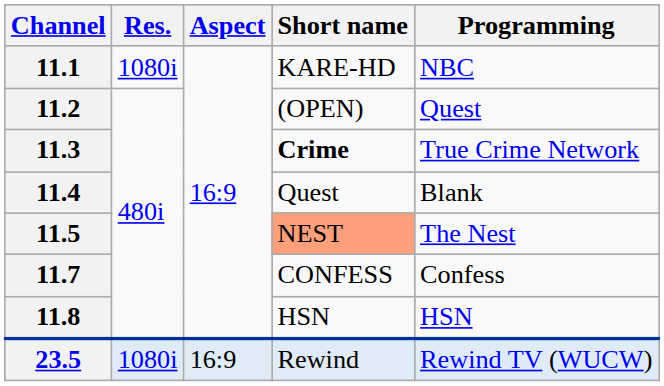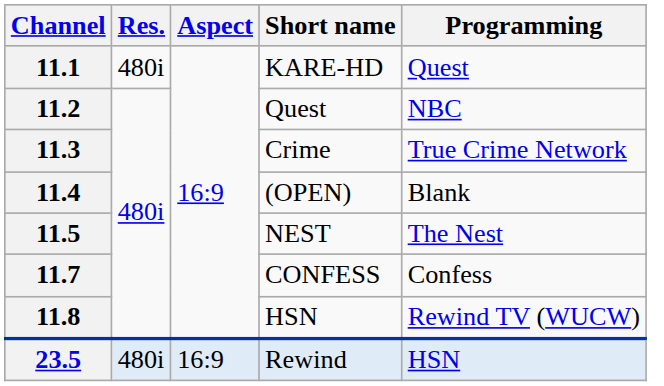(148, 66) 1080i -> (141, 66) 480i
(447, 66) NBC -> (438, 66) Quest
(321, 108) (OPEN) -> (296, 108) Quest
(451, 108) Quest -> (435, 108) NBC
(313, 150) bold -> (298, 150) normal
(308, 191) Quest -> (308, 191) (OPEN)
(310, 233) lightsalmon background -> (298, 233) no background
(446, 316) HSN -> (524, 316) Rewind TV (WUCW)
(148, 359) 1080i -> (141, 359) 480i
(536, 359) Rewind TV (WUCW) -> (434, 359) HSN
